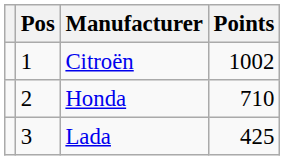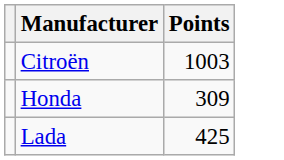- column: (38, 23)
(252, 61) 1002 -> (207, 61) 1003
(257, 98) 710 -> (212, 98) 309
